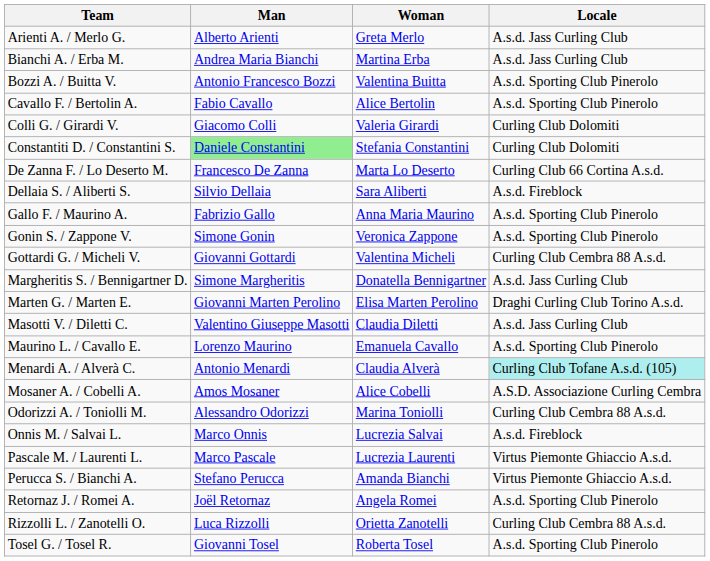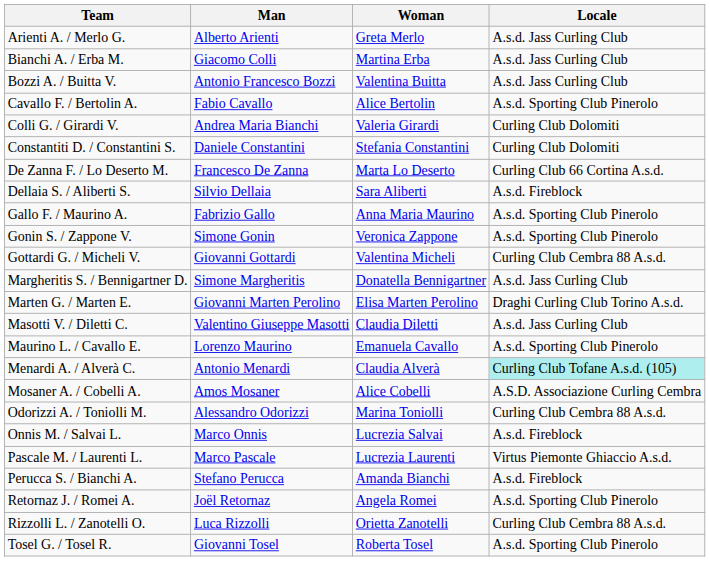(256, 59) Andrea Maria Bianchi -> (235, 59) Giacomo Colli
(575, 81) A.s.d. Sporting Club Pinerolo -> (560, 81) A.s.d. Jass Curling Club
(235, 125) Giacomo Colli -> (256, 125) Andrea Maria Bianchi
(249, 147) lightgreen background -> (249, 147) no background
(582, 479) Virtus Piemonte Ghiaccio A.s.d. -> (537, 479) A.s.d. Fireblock
